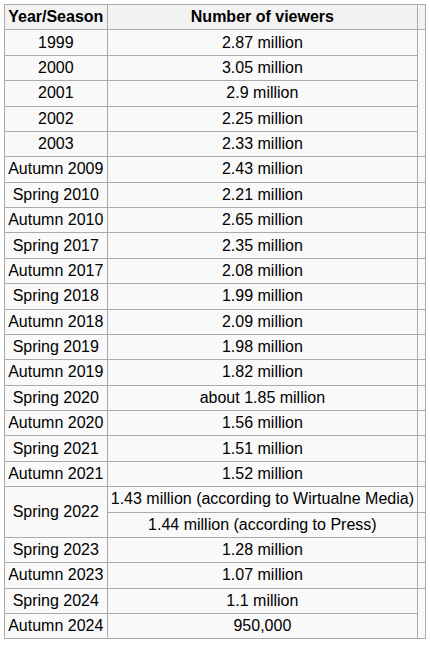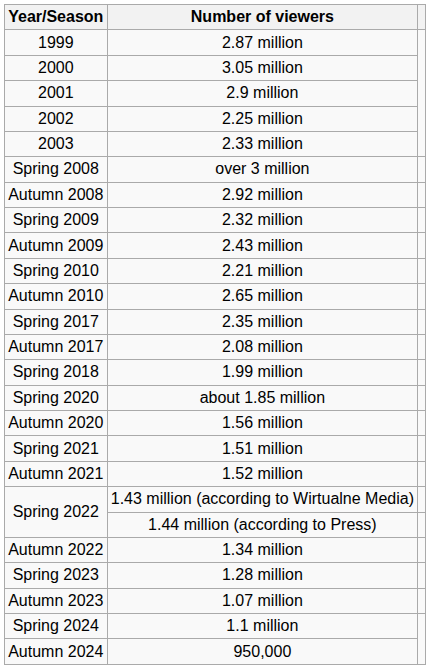+ row: (262, 169)
+ row: (262, 194)
+ row: (262, 220)
- row: (262, 321)
- row: (262, 347)
- row: (262, 372)
+ row: (262, 550)
